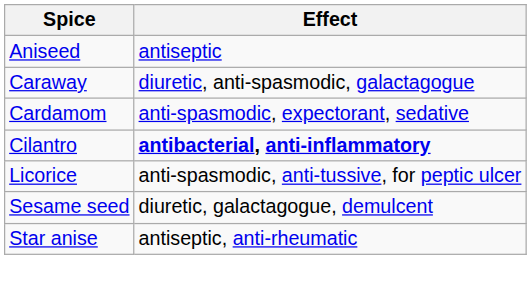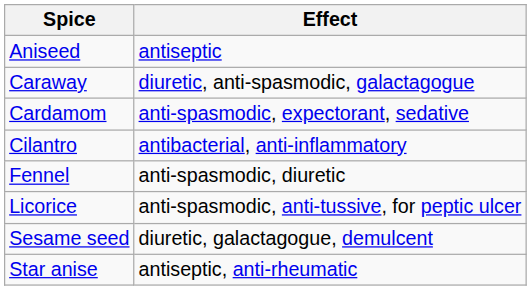(285, 144) bold -> (273, 144) normal
+ row: (39, 176)
